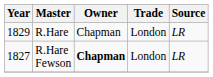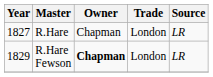(19, 31) 1829 -> (19, 31) 1827
(19, 56) 1827 -> (19, 56) 1829
